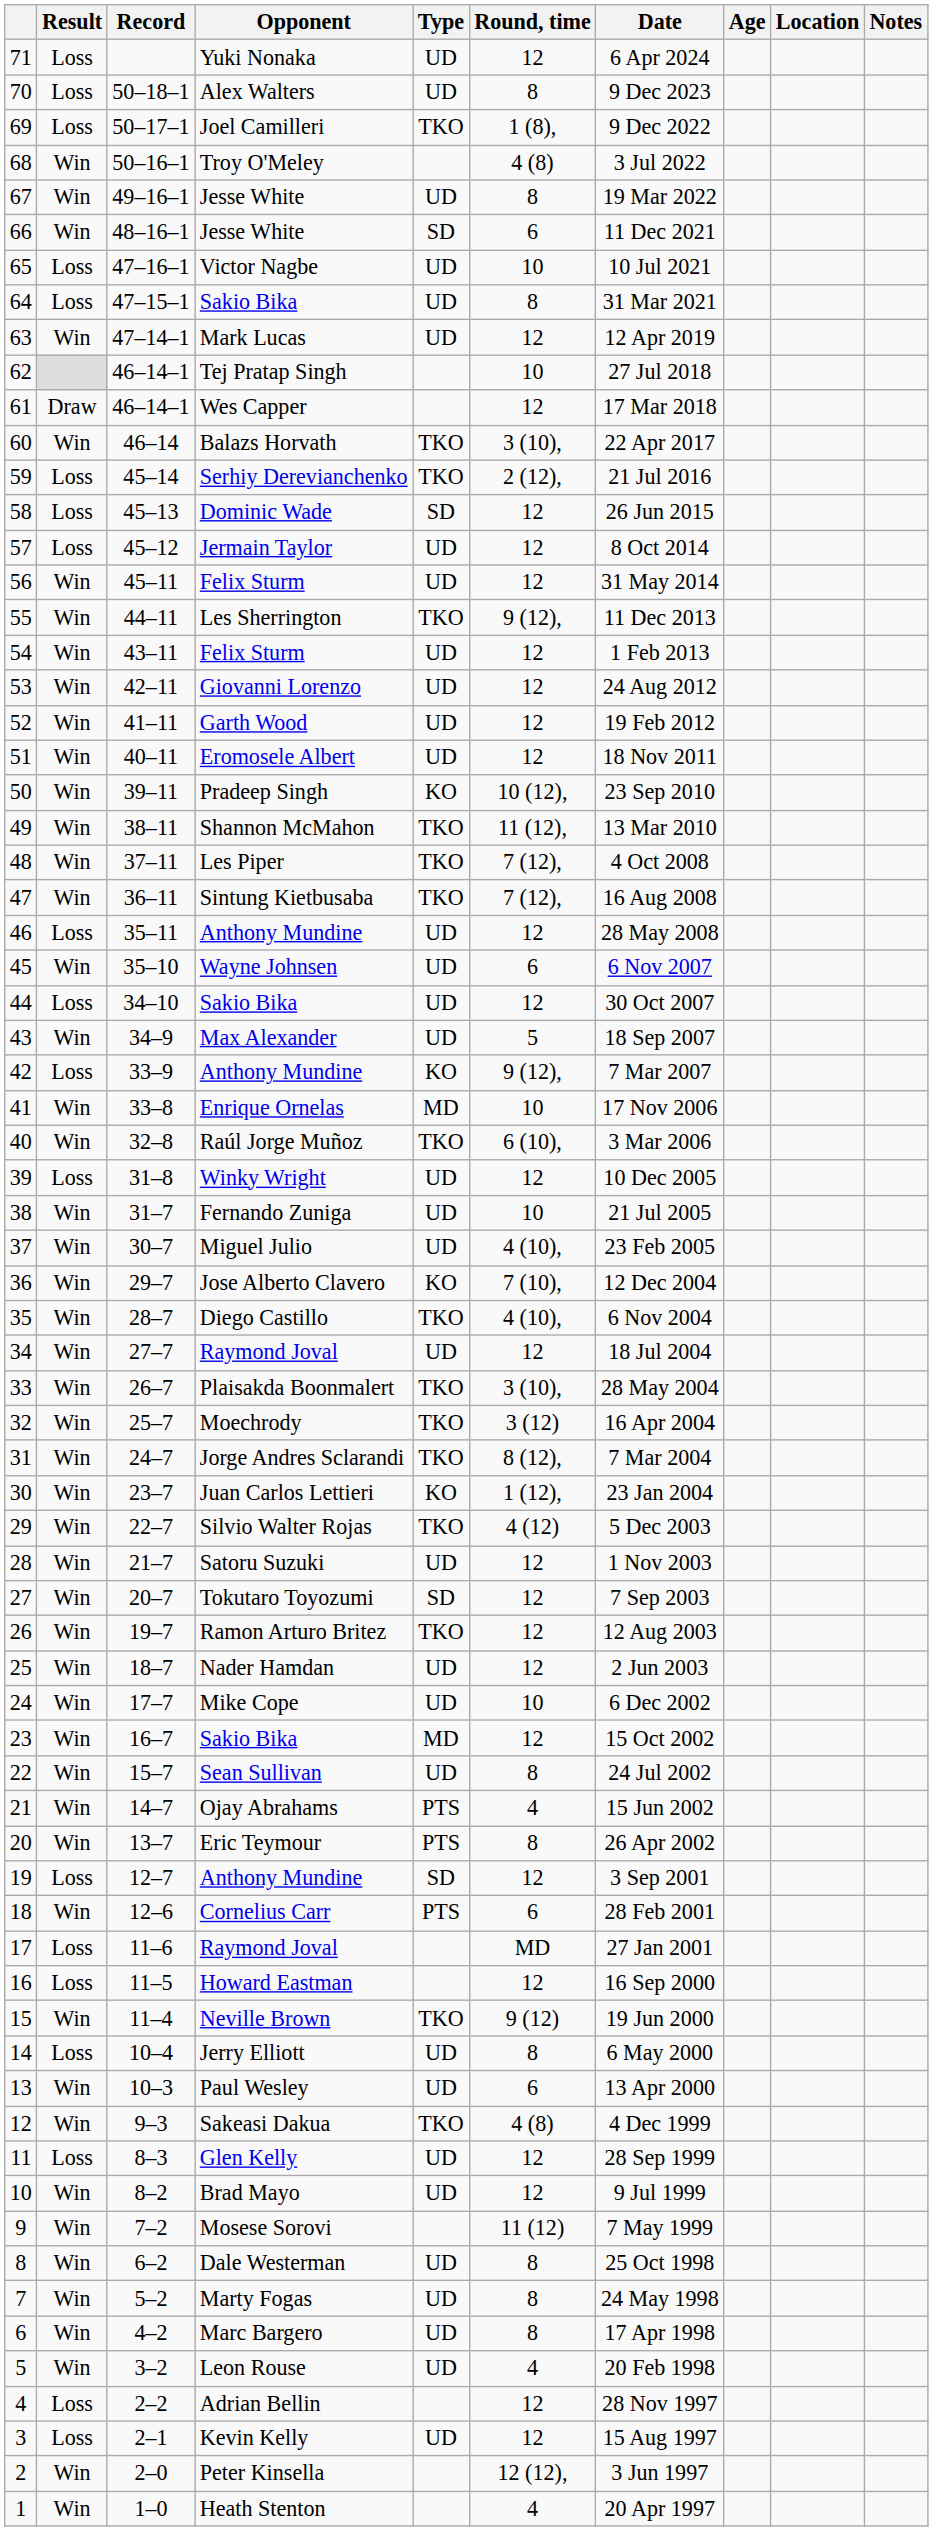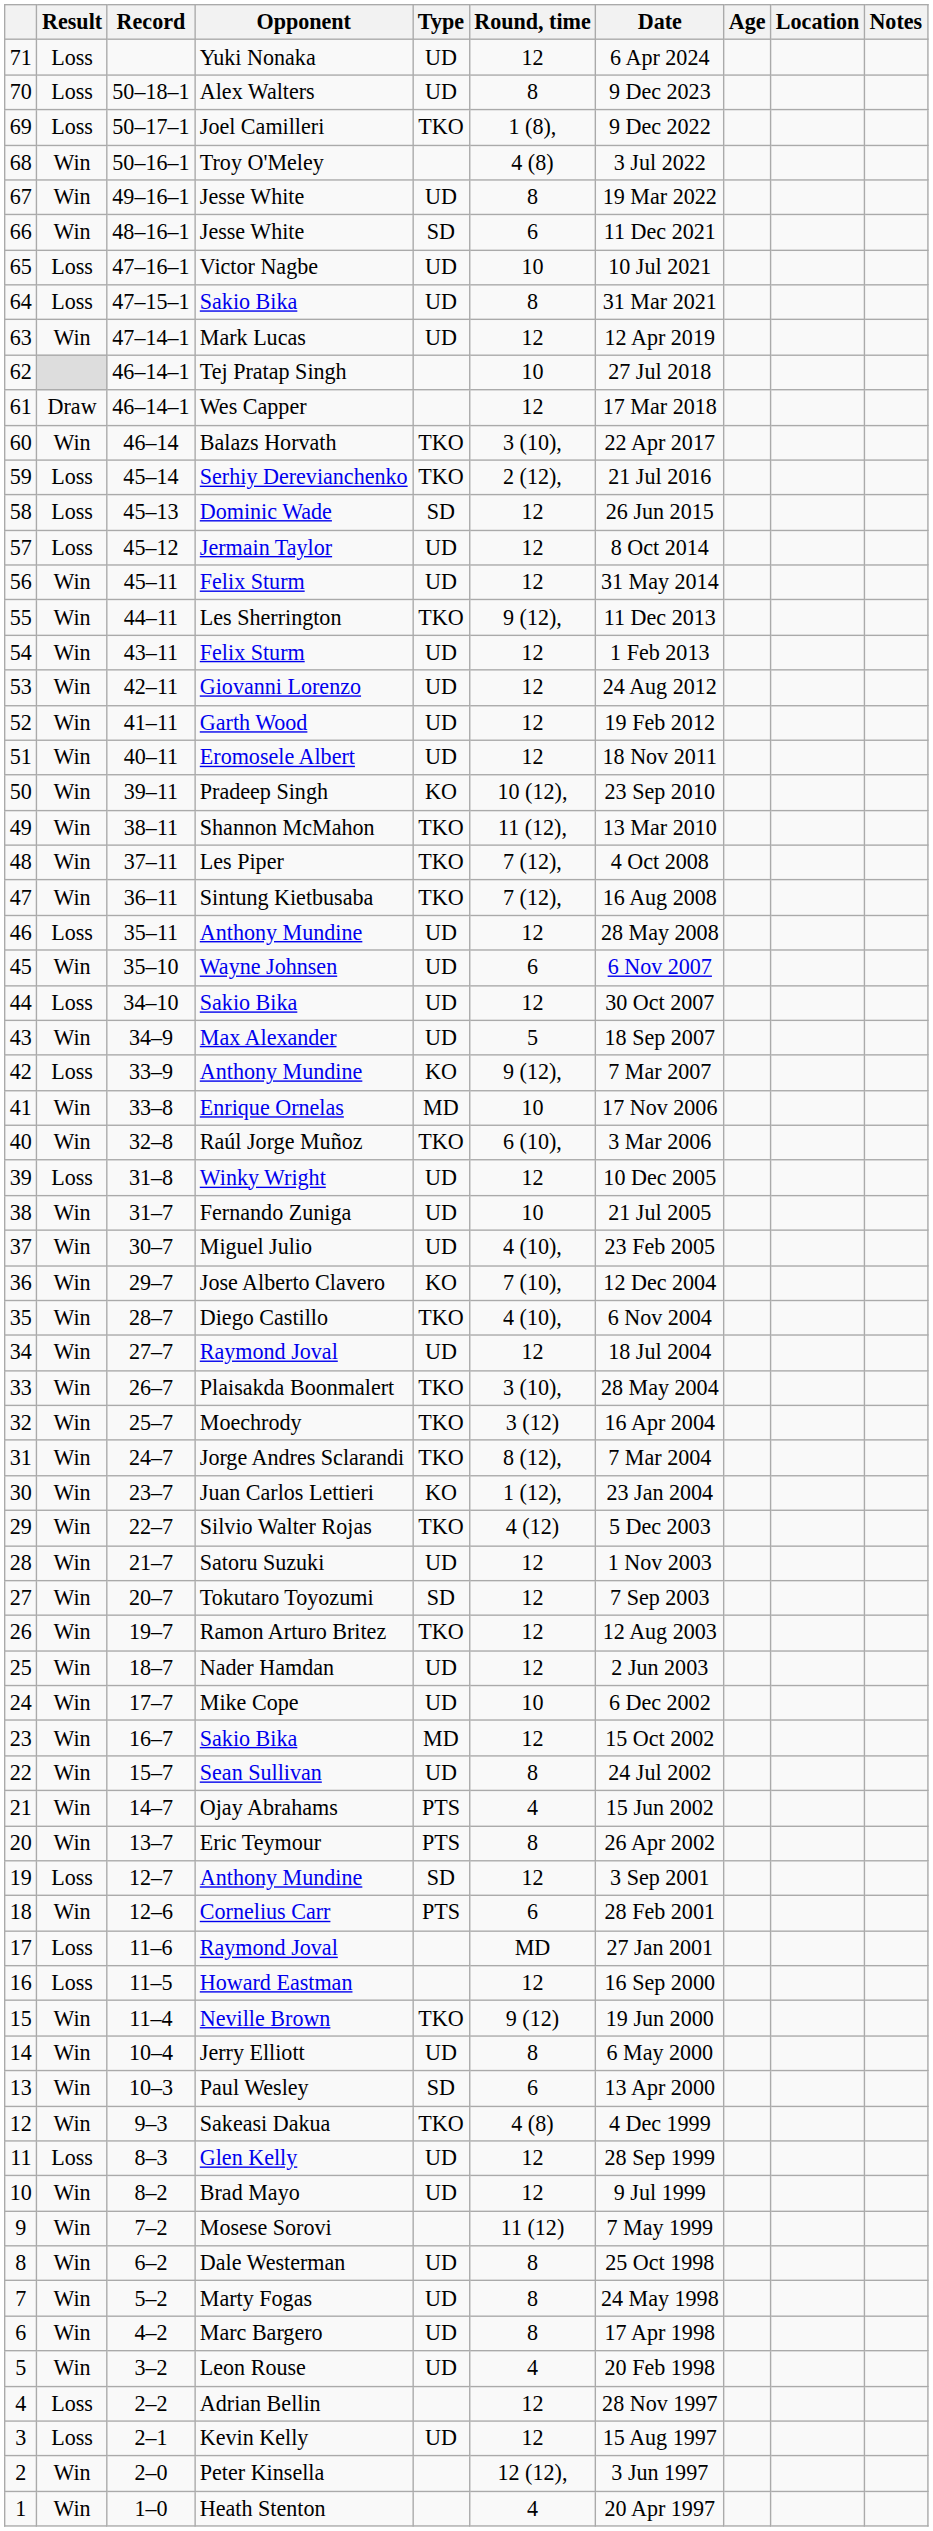(72, 2053) Loss -> (72, 2053) Win
(441, 2088) UD -> (441, 2088) SD
